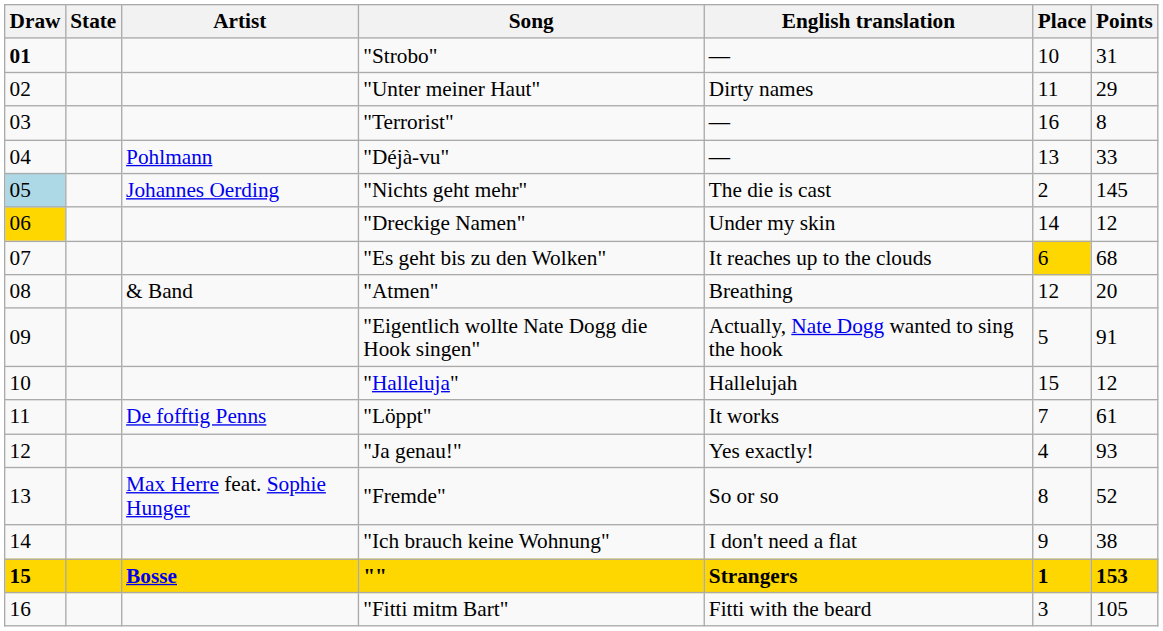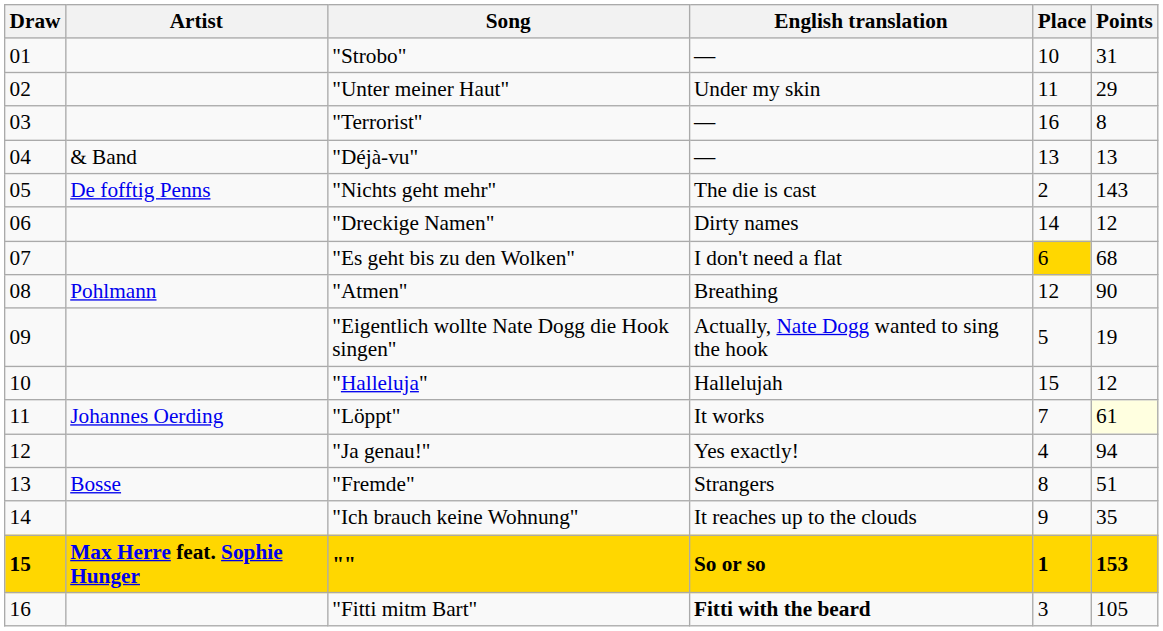- column: (93, 21)
(20, 55) bold -> (20, 55) normal
(761, 88) Dirty names -> (757, 88) Under my skin
(169, 156) Pohlmann -> (104, 156) & Band
(1107, 156) 33 -> (1107, 156) 13
(20, 190) lightblue background -> (20, 190) no background
(203, 190) Johannes Oerding -> (140, 190) De fofftig Penns
(1112, 190) 145 -> (1112, 190) 143
(20, 223) gold background -> (20, 223) no background
(772, 223) Under my skin -> (746, 223) Dirty names
(820, 257) It reaches up to the clouds -> (768, 257) I don't need a flat
(160, 291) & Band -> (113, 291) Pohlmann
(1107, 291) 20 -> (1107, 291) 90
(1107, 337) 91 -> (1107, 337) 19
(196, 416) De fofftig Penns -> (147, 416) Johannes Oerding
(1107, 416) no background -> (1107, 416) lightyellow background
(1107, 450) 93 -> (1107, 450) 94
(226, 496) Max Herre feat. Sophie Hunger -> (96, 484) Bosse
(744, 496) So or so -> (734, 484) Strangers
(1107, 496) 52 -> (1107, 484) 51
(783, 541) I don't need a flat -> (805, 517) It reaches up to the clouds
(1107, 541) 38 -> (1107, 517) 35
(152, 575) Bosse -> (176, 563) Max Herre feat. Sophie Hunger
(753, 575) Strangers -> (730, 563) So or so
(790, 609) normal -> (782, 609) bold
